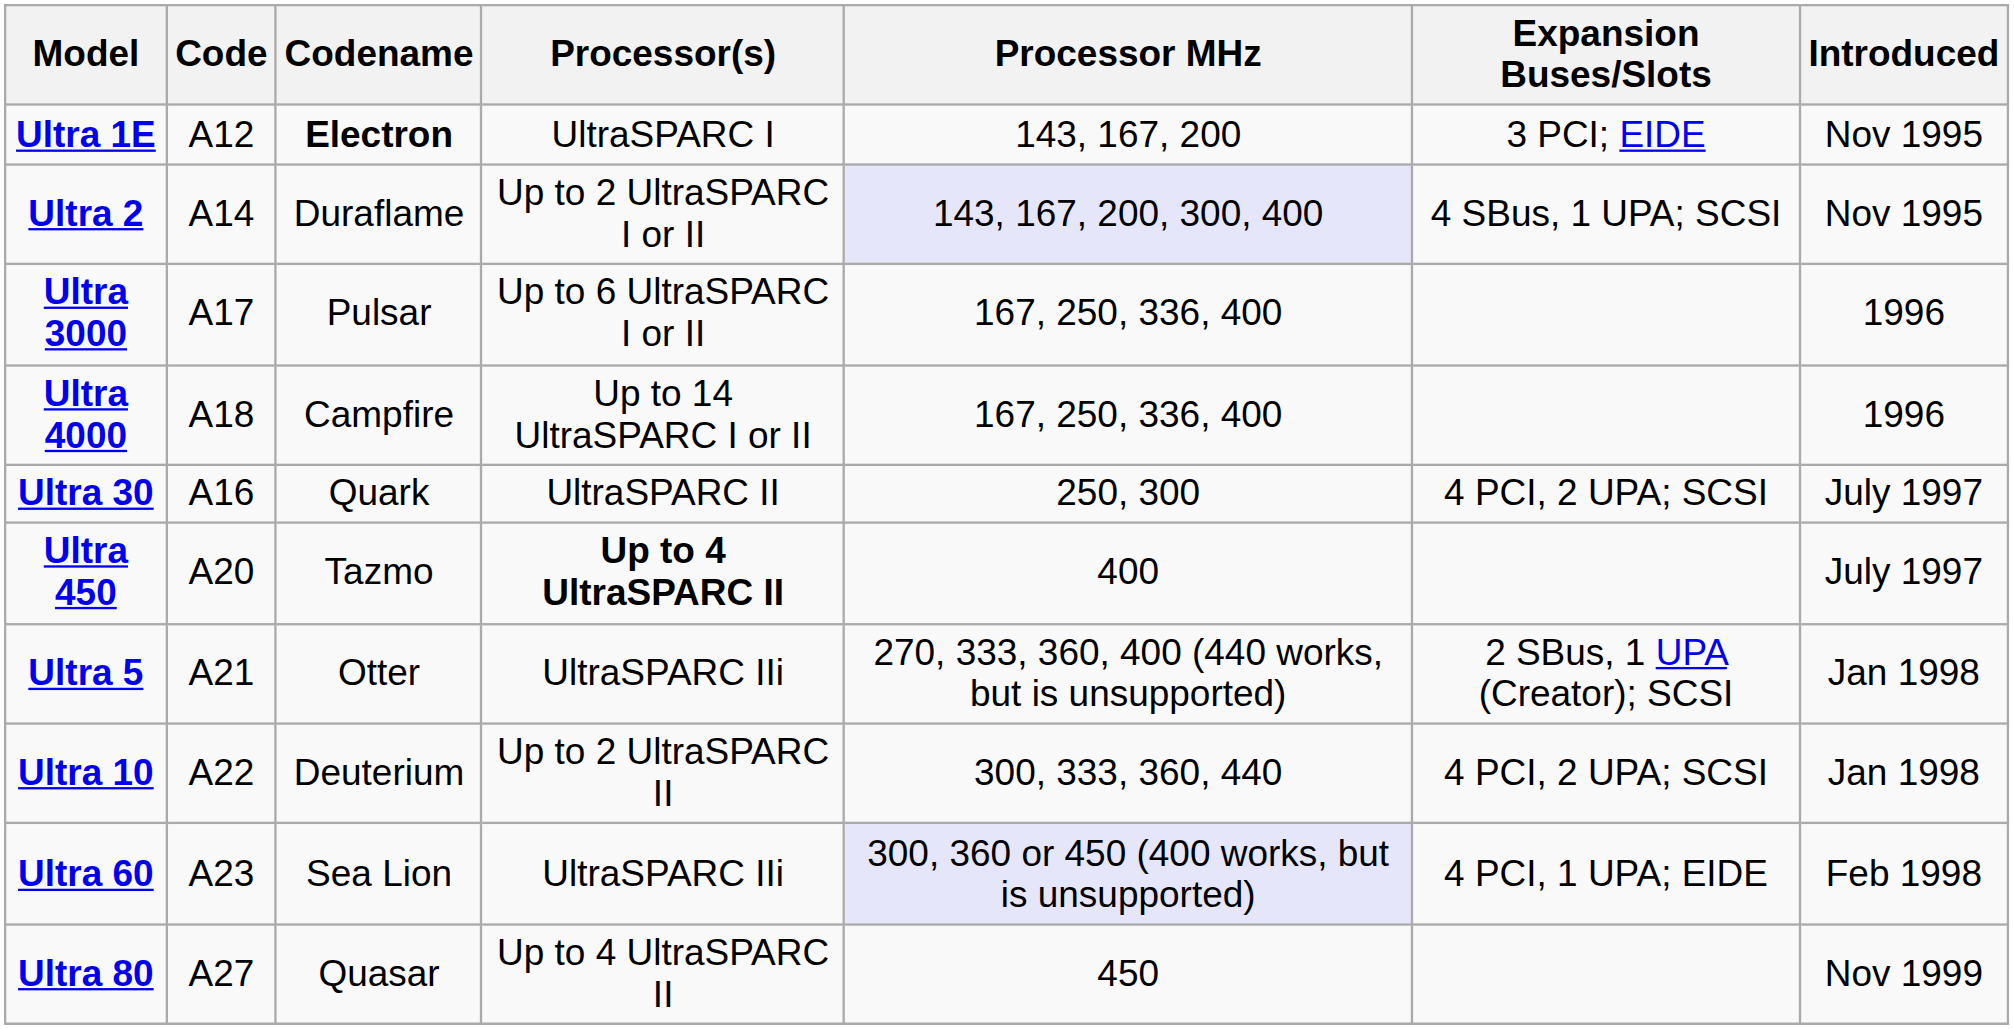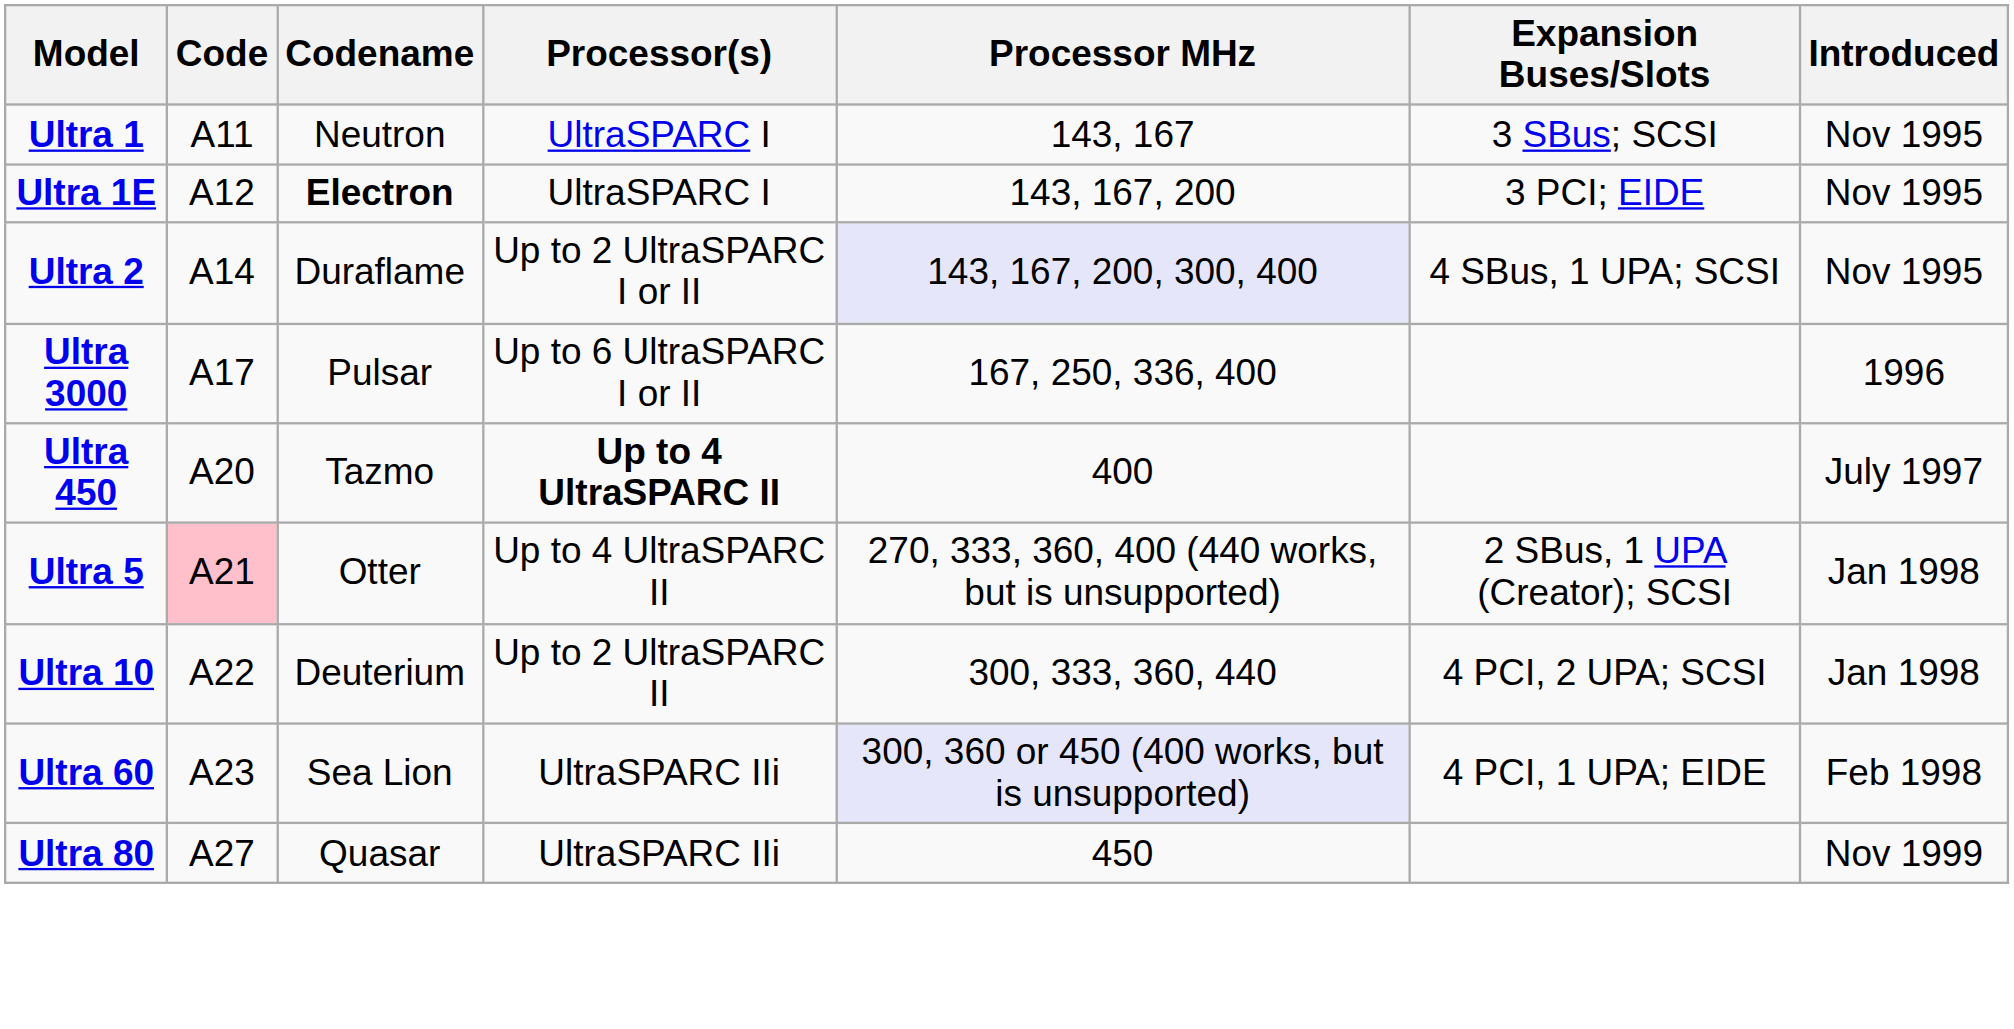+ row: (86, 134)
- row: (86, 413)
- row: (86, 493)
(221, 672) no background -> (222, 572) pink background
(663, 672) UltraSPARC IIi -> (659, 572) Up to 4 UltraSPARC II
(663, 973) Up to 4 UltraSPARC II -> (659, 852) UltraSPARC IIi
